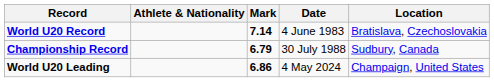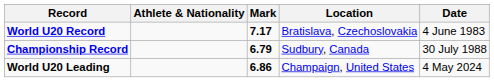columns swapped: (419, 13) <-> (314, 13)
(261, 31) 7.14 -> (261, 31) 7.17
